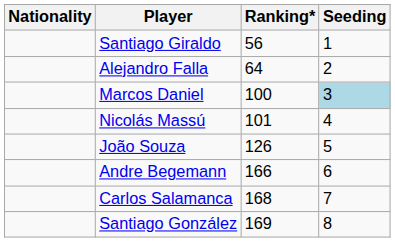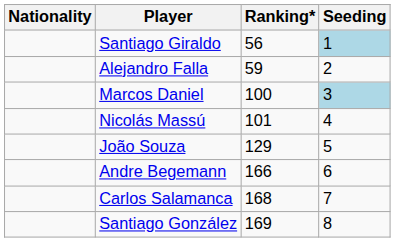(327, 43) no background -> (327, 43) lightblue background
(254, 69) 64 -> (254, 69) 59
(258, 146) 126 -> (258, 146) 129
